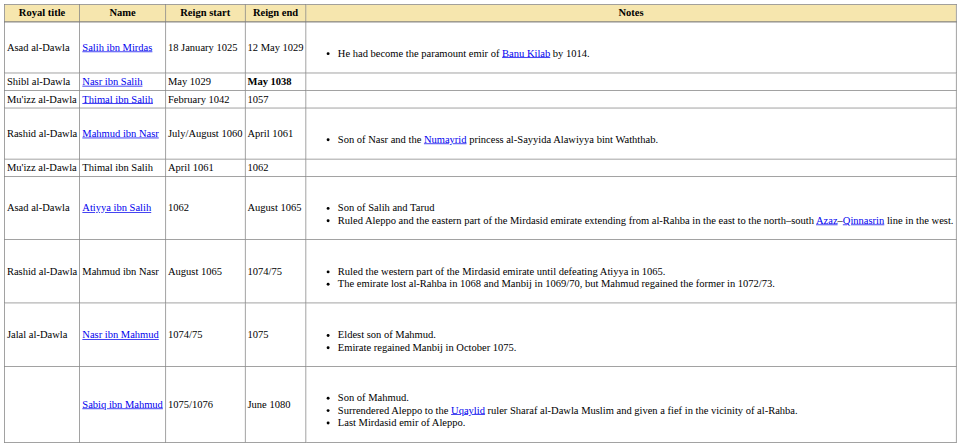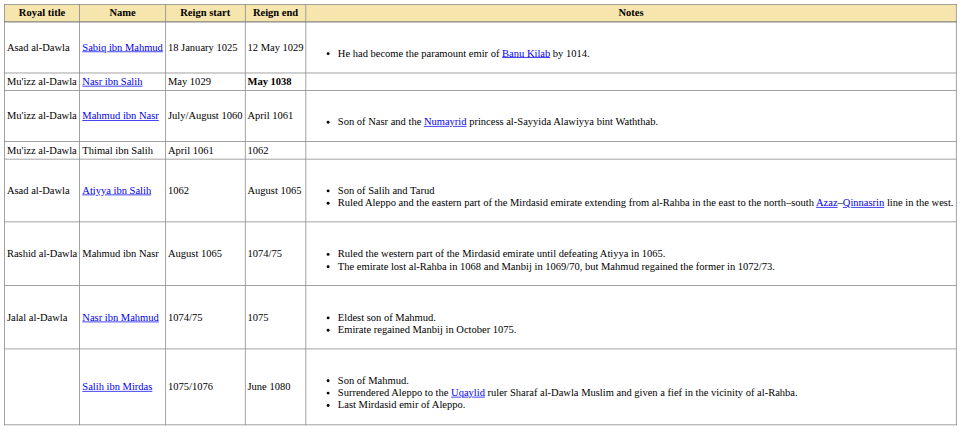(117, 47) Salih ibn Mirdas -> (123, 47) Sabiq ibn Mahmud
(39, 81) Shibl al-Dawla -> (42, 81) Mu'izz al-Dawla
- row: (199, 99)
(42, 133) Rashid al-Dawla -> (42, 115) Mu'izz al-Dawla
(123, 404) Sabiq ibn Mahmud -> (117, 386) Salih ibn Mirdas
